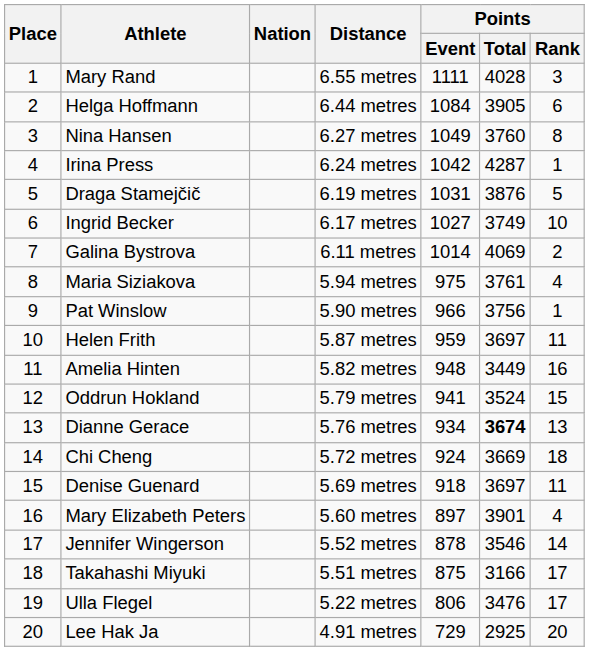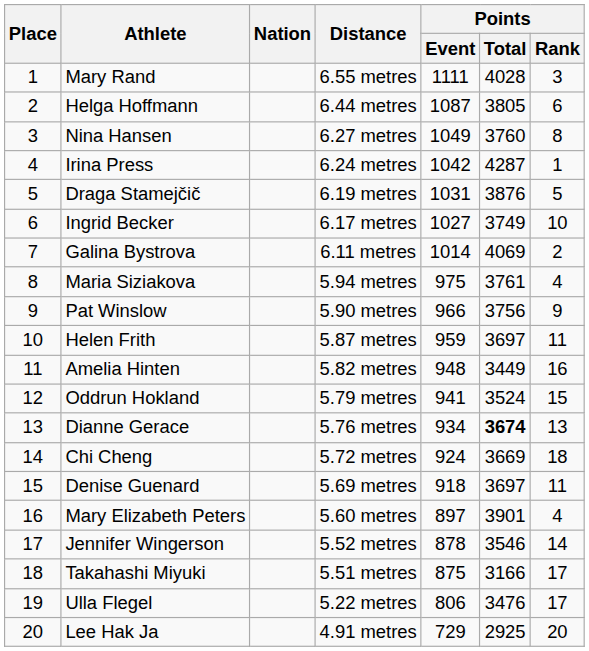(450, 106) 1084 -> (450, 106) 1087
(505, 106) 3905 -> (505, 106) 3805
(557, 310) 1 -> (557, 310) 9
